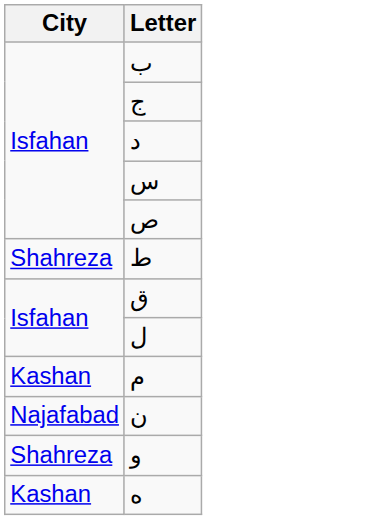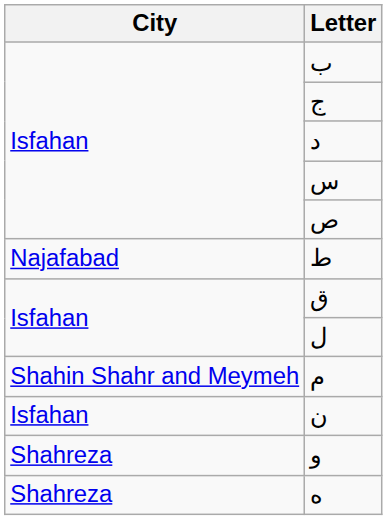(61, 258) Shahreza -> (65, 258) Najafabad
(51, 376) Kashan -> (155, 376) Shahin Shahr and Meymeh
(65, 415) Najafabad -> (49, 415) Isfahan
(51, 494) Kashan -> (61, 494) Shahreza
